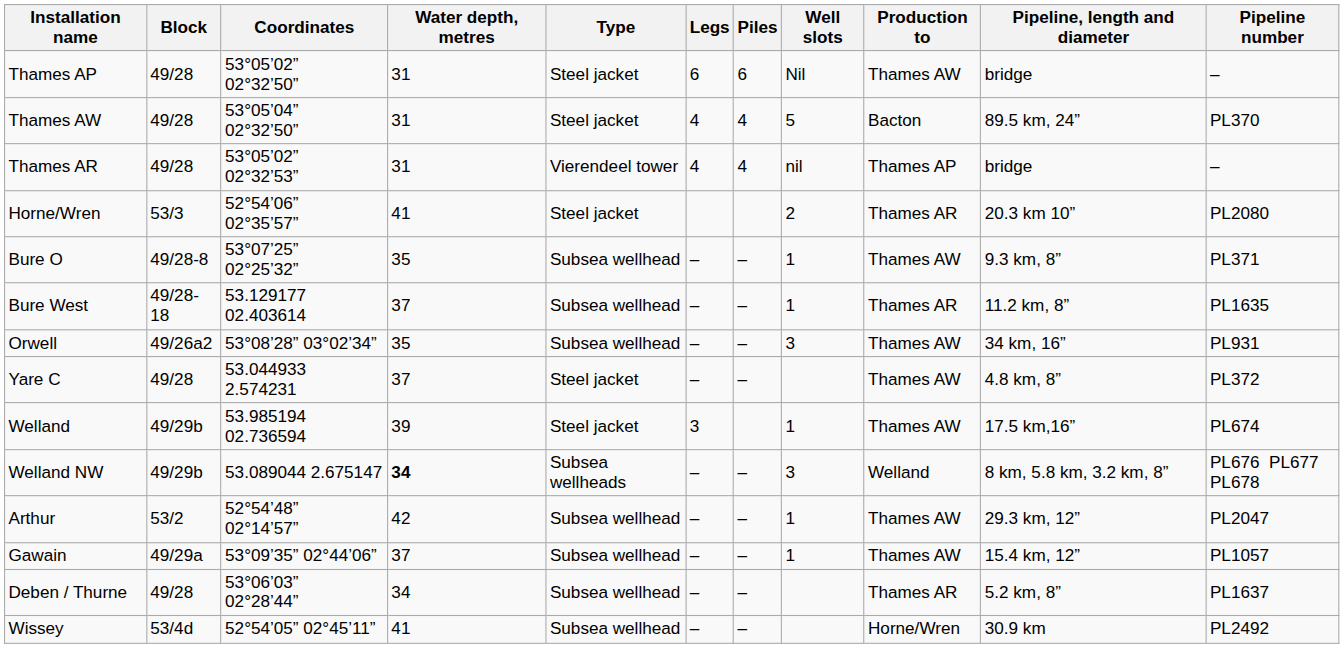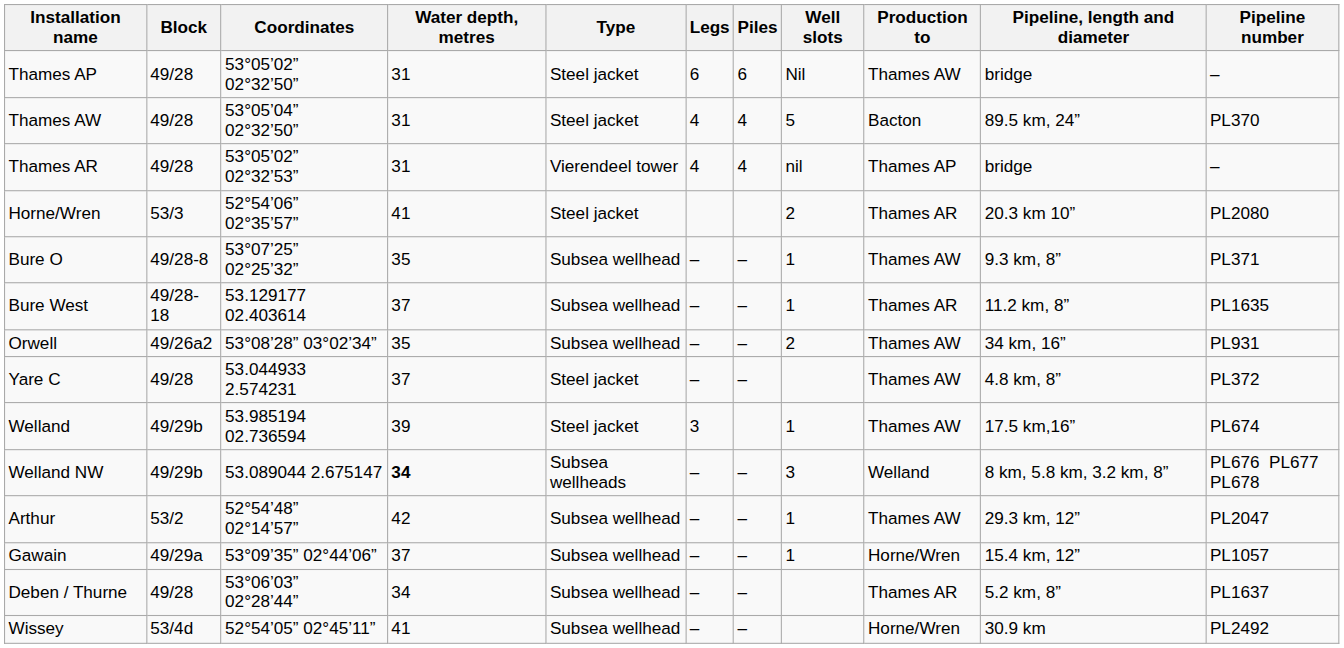(790, 342) 3 -> (790, 342) 2
(914, 555) Thames AW -> (914, 555) Horne/Wren
